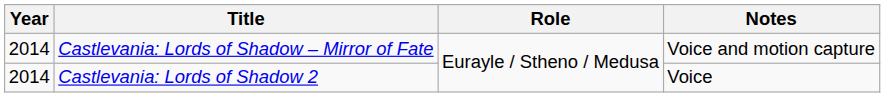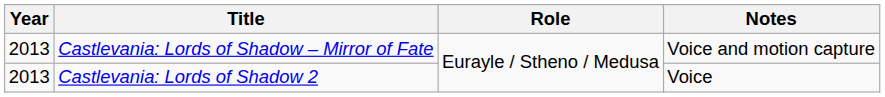(29, 48) 2014 -> (29, 48) 2013
(29, 77) 2014 -> (29, 77) 2013
